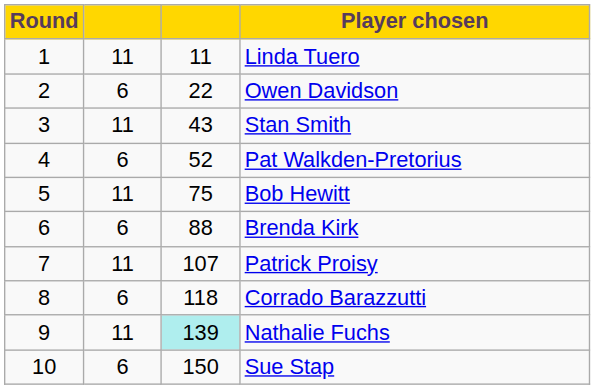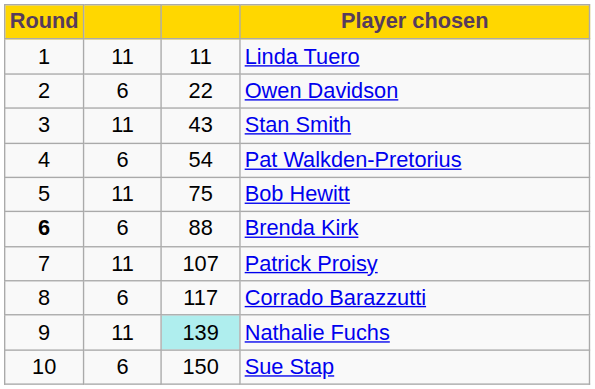(201, 159) 52 -> (201, 159) 54
(44, 228) normal -> (44, 228) bold
(201, 297) 118 -> (201, 297) 117
